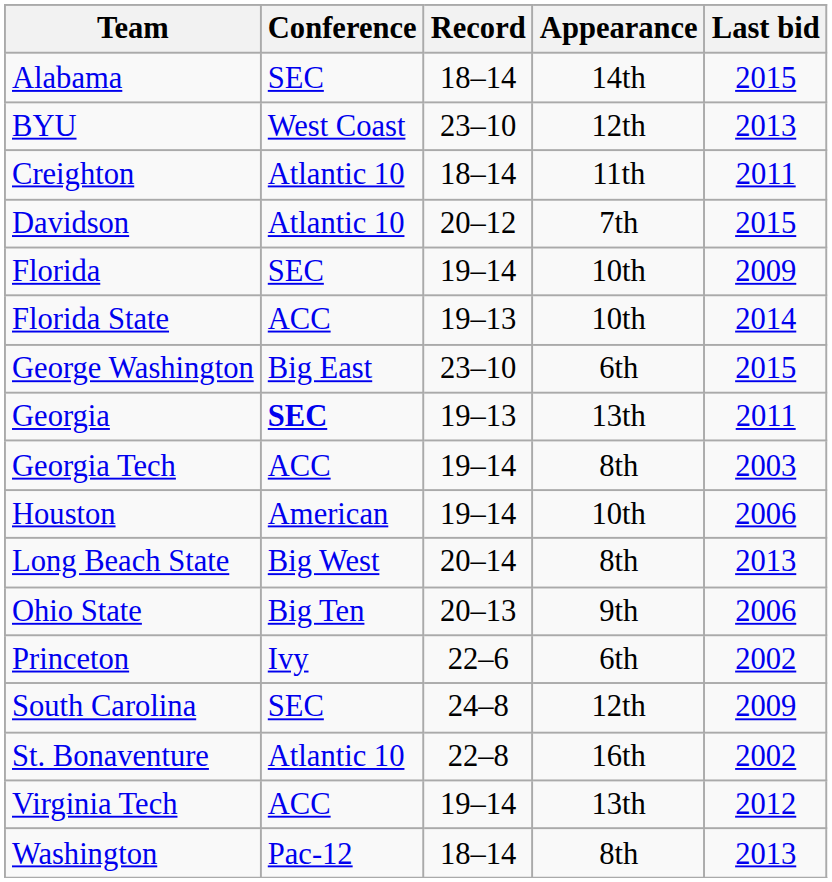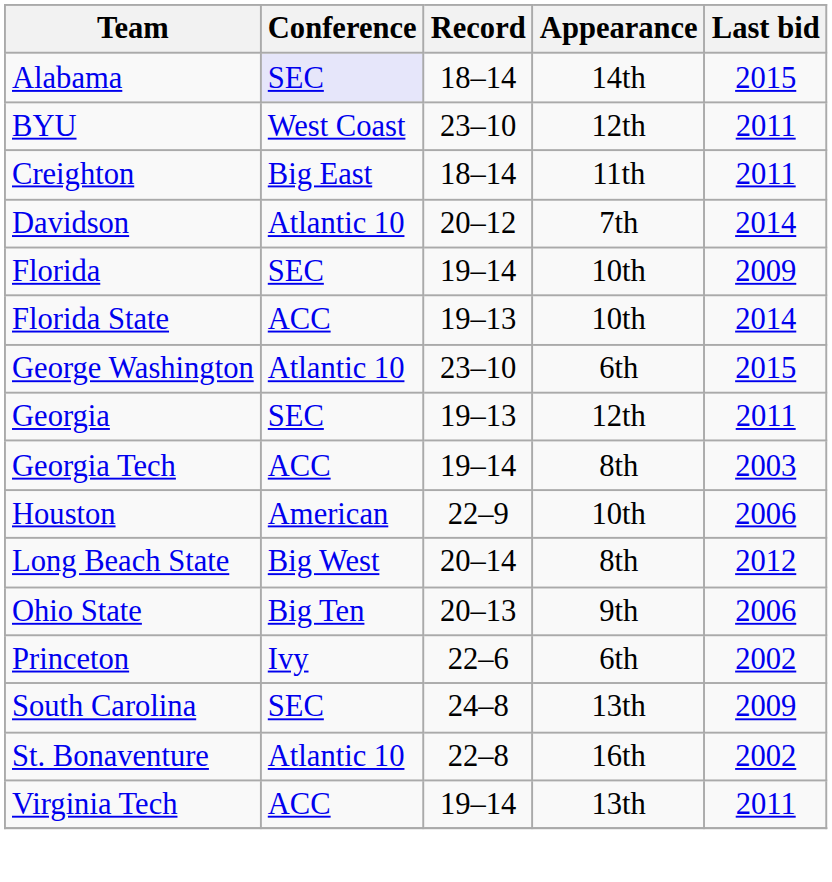(296, 77) no background -> (296, 77) lavender background
(766, 125) 2013 -> (766, 125) 2011
(336, 174) Atlantic 10 -> (320, 174) Big East
(766, 222) 2015 -> (766, 222) 2014
(320, 367) Big East -> (336, 367) Atlantic 10
(298, 416) bold -> (296, 416) normal
(619, 416) 13th -> (619, 416) 12th
(478, 513) 19–14 -> (478, 513) 22–9
(766, 561) 2013 -> (766, 561) 2012
(619, 707) 12th -> (619, 707) 13th
(766, 804) 2012 -> (766, 804) 2011
- row: (85, 852)
